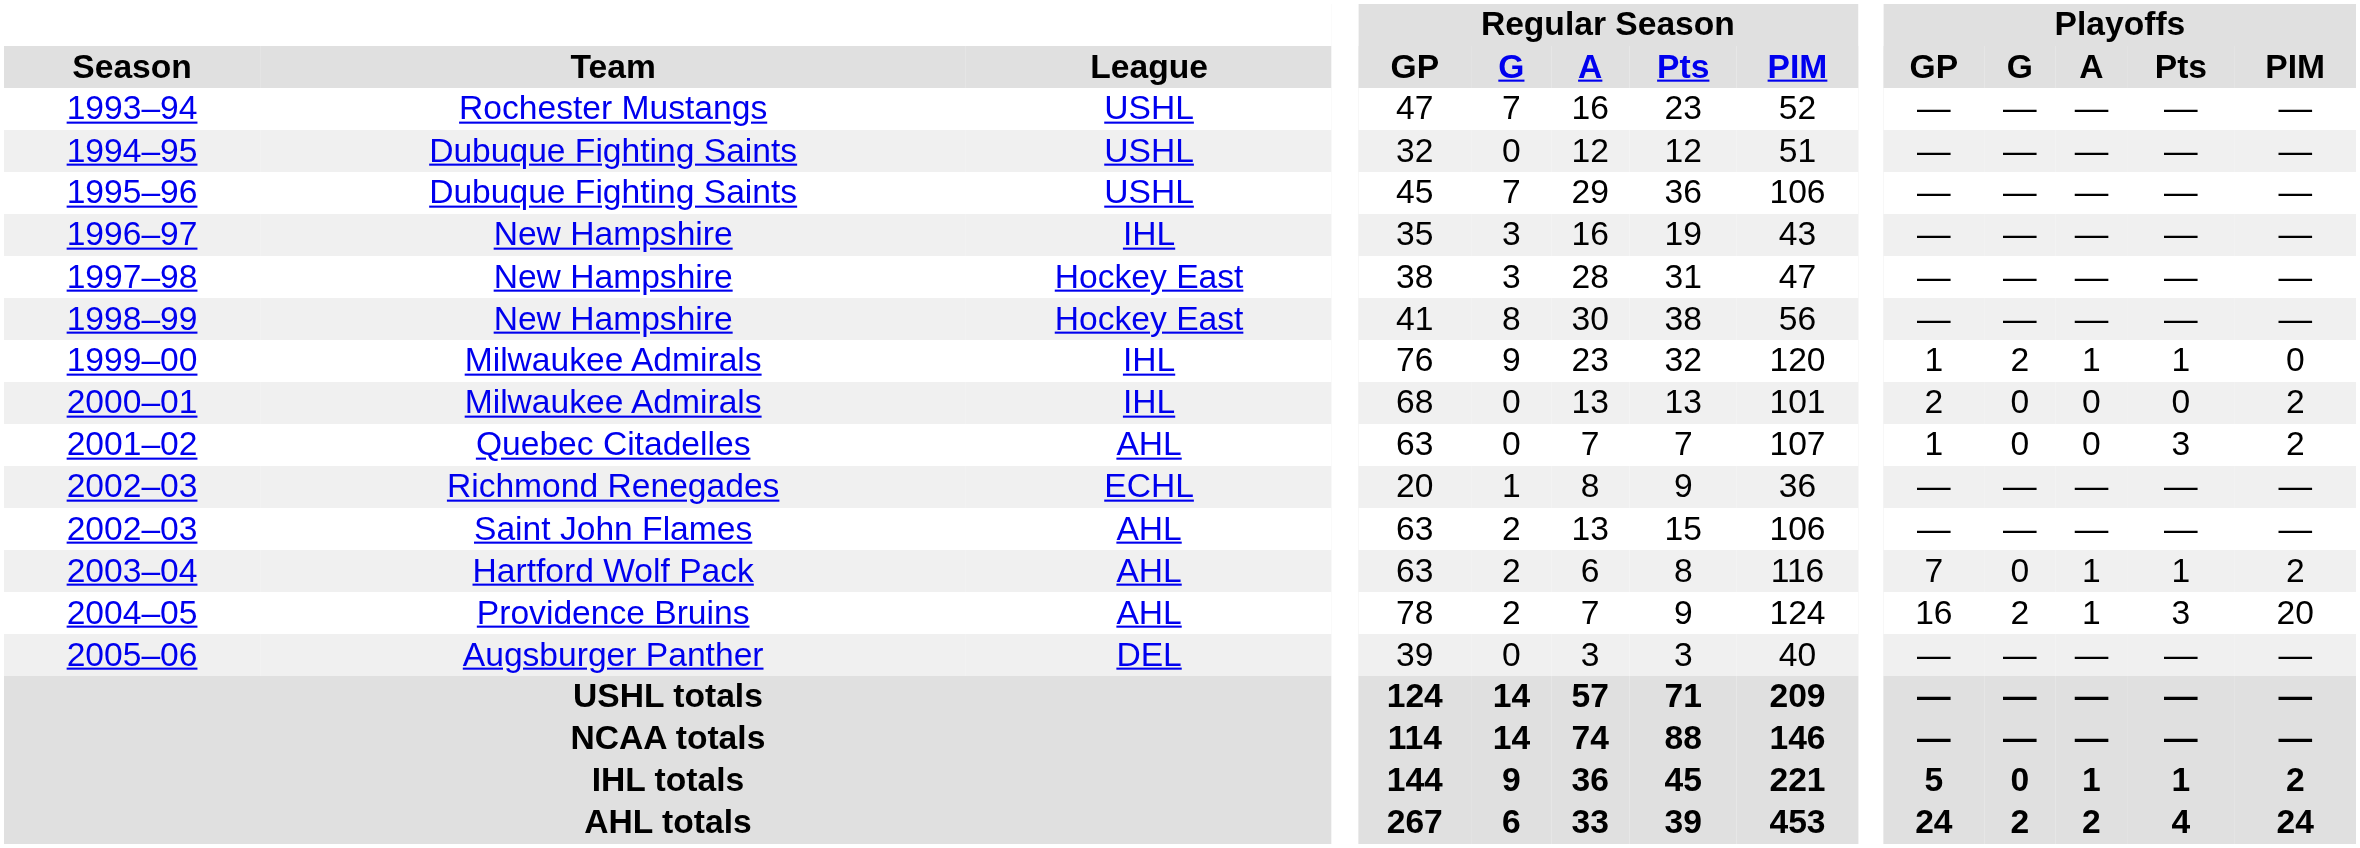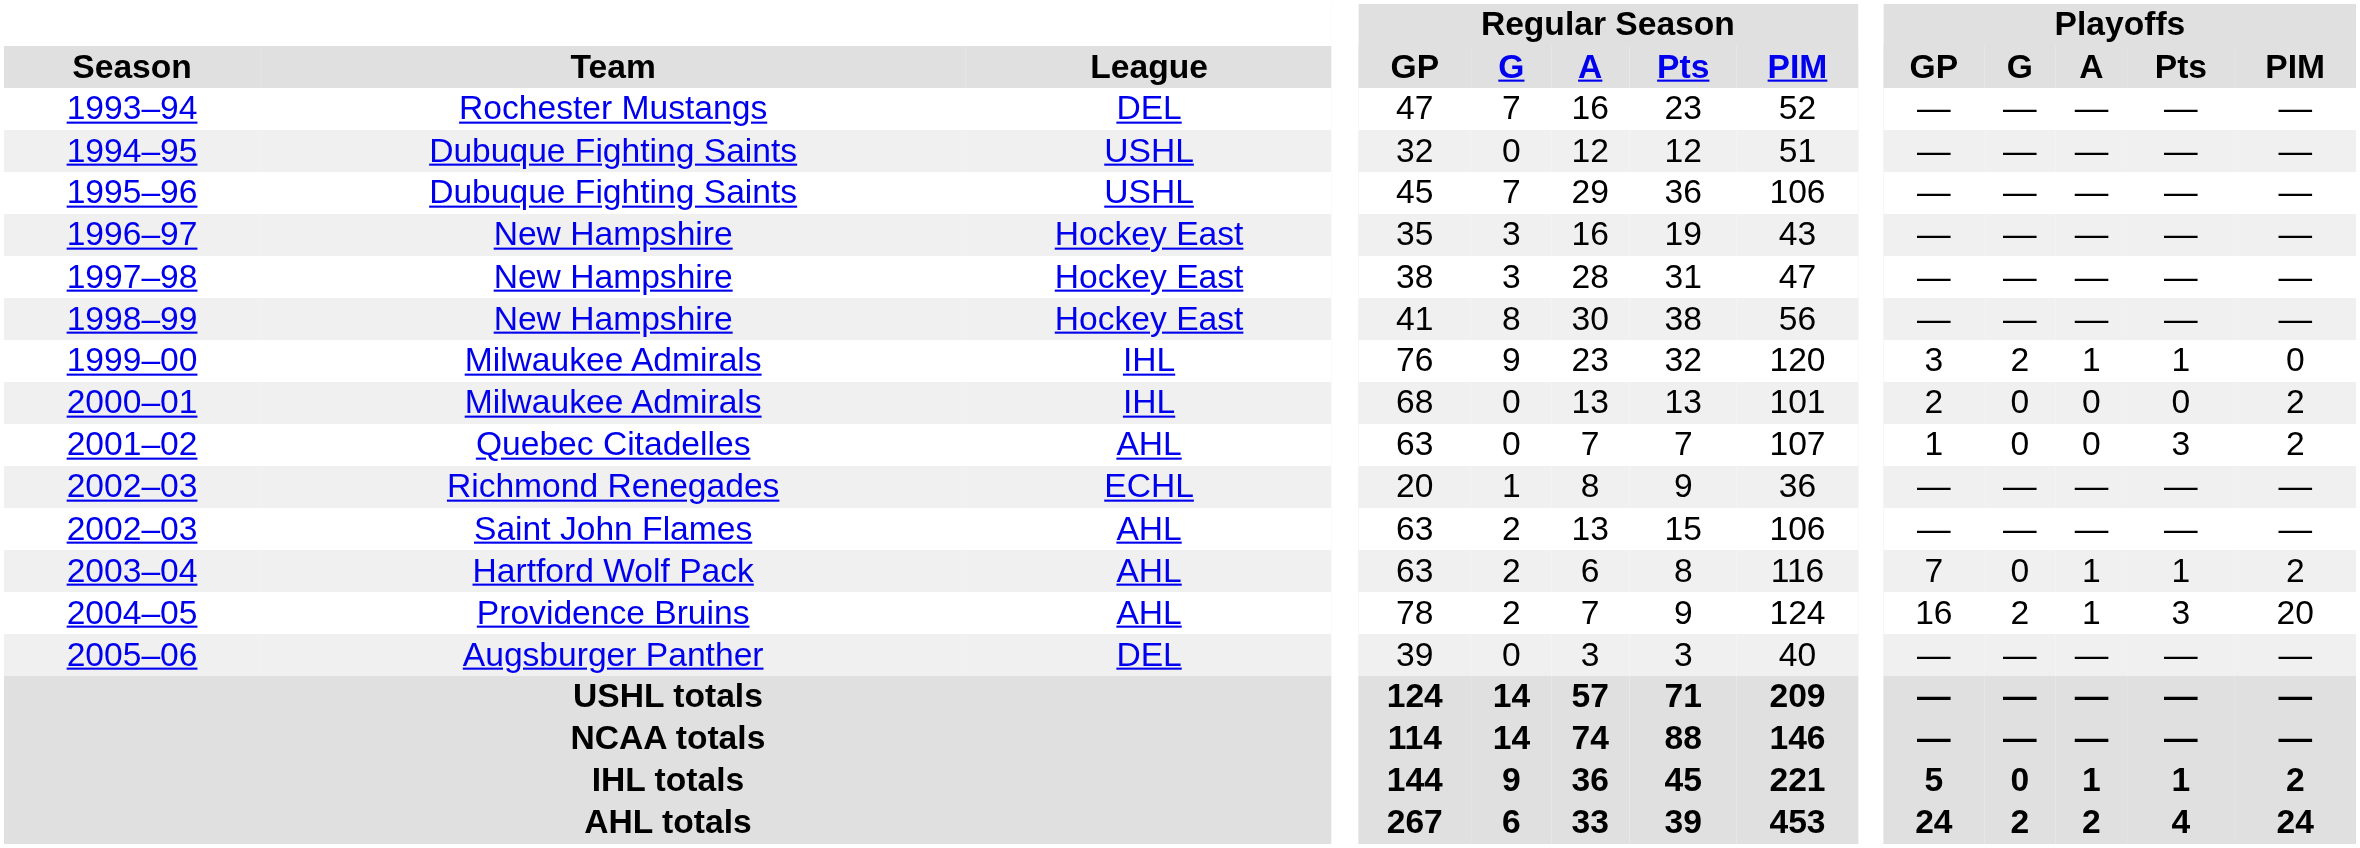(1149, 108) USHL -> (1149, 108) DEL
(1149, 234) IHL -> (1149, 234) Hockey East
(1934, 360) 1 -> (1934, 360) 3
